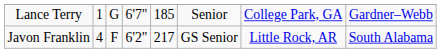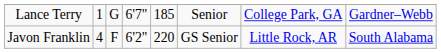(164, 37) 217 -> (164, 37) 220
